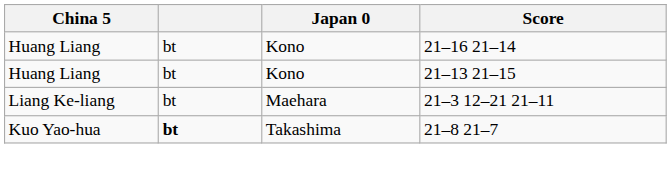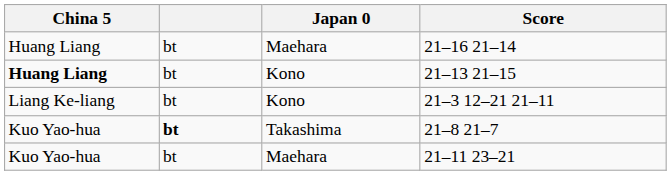(285, 45) Kono -> (297, 45) Maehara
(54, 73) normal -> (58, 73) bold
(296, 101) Maehara -> (285, 101) Kono
+ row: (470, 156)
